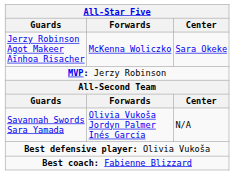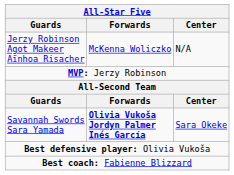(201, 49) Sara Okeke -> (183, 49) N/A
(122, 125) normal -> (122, 125) bold
(183, 125) N/A -> (201, 125) Sara Okeke
